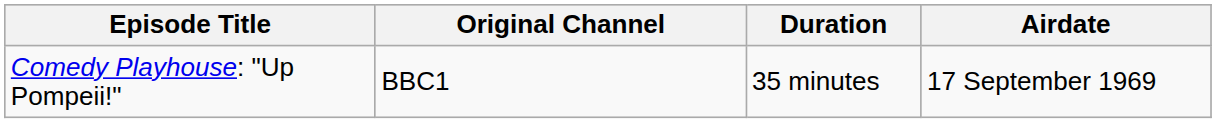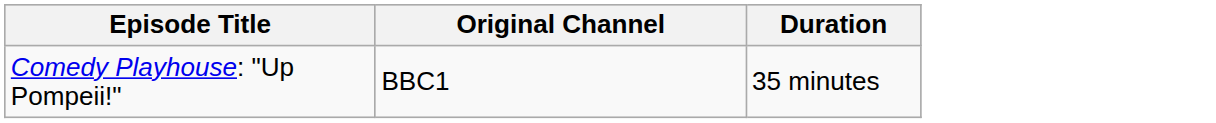- column: (1066, 25)
